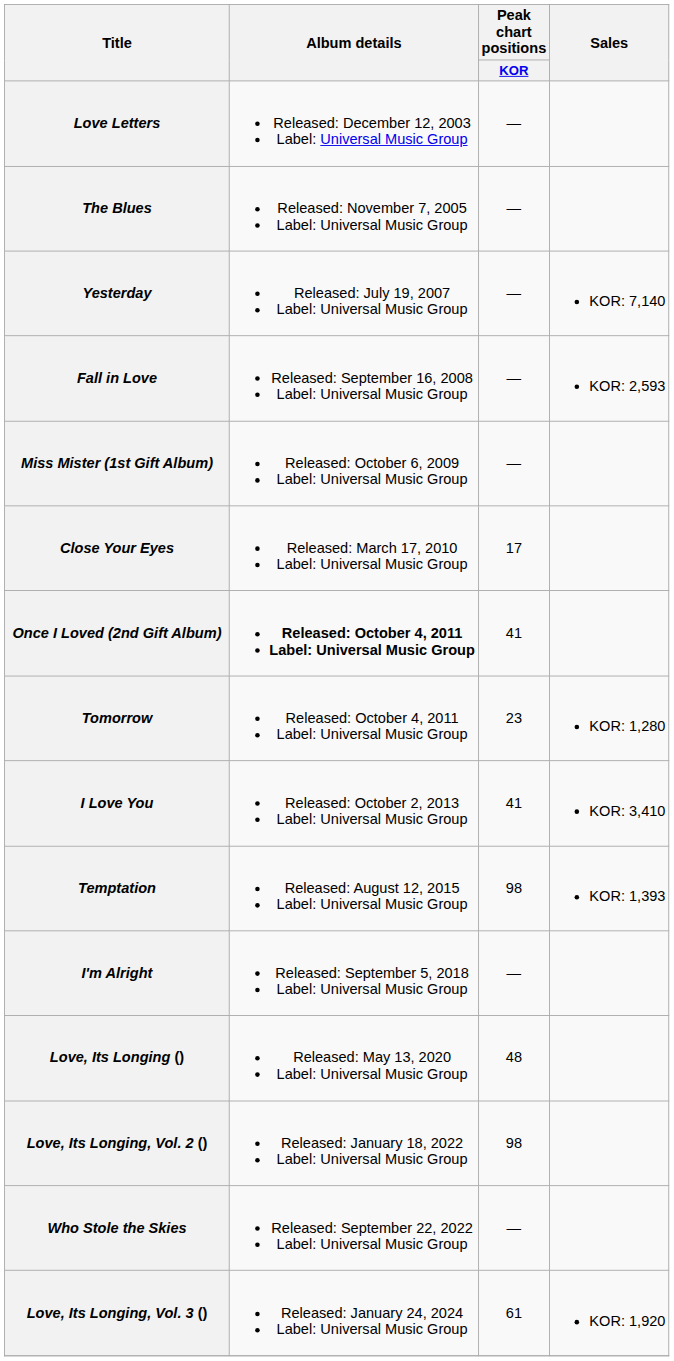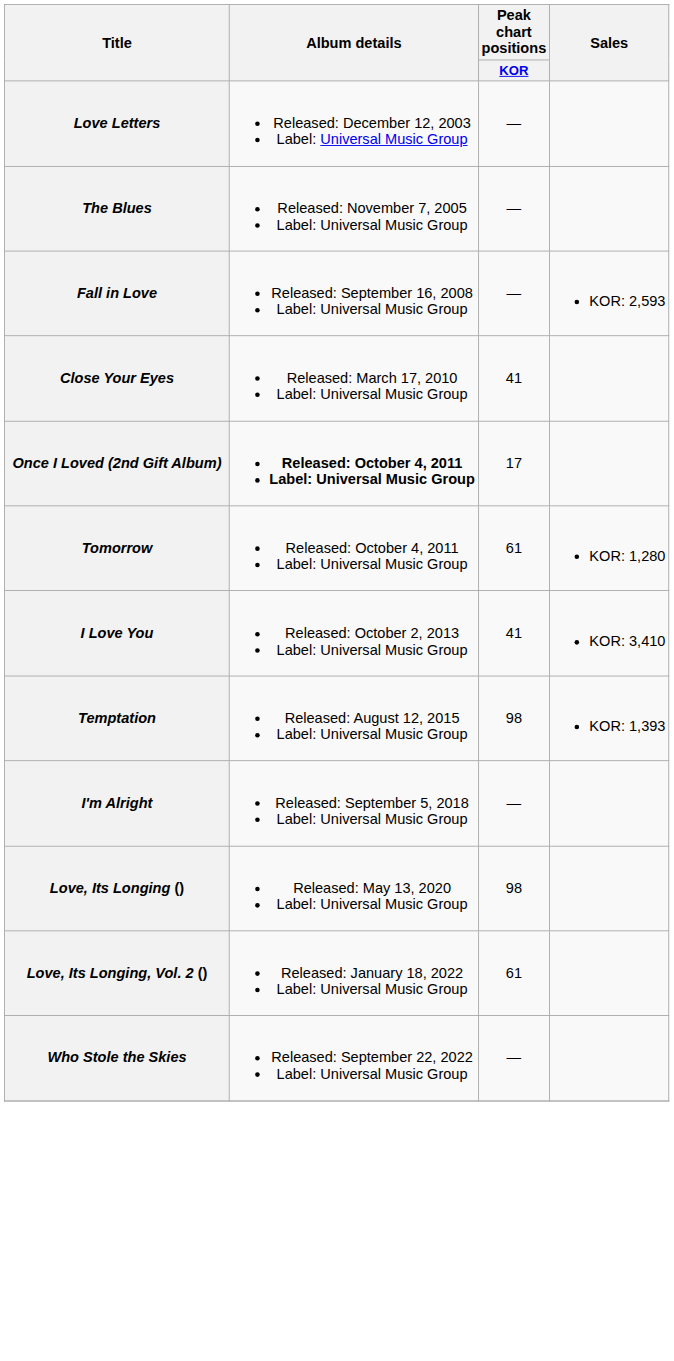- row: (117, 293)
- row: (117, 463)
(514, 548) 17 -> (514, 378) 41
(514, 633) 41 -> (514, 463) 17
(514, 718) 23 -> (514, 548) 61
(514, 1058) 48 -> (514, 888) 98
(514, 1143) 98 -> (514, 973) 61
- row: (117, 1313)
